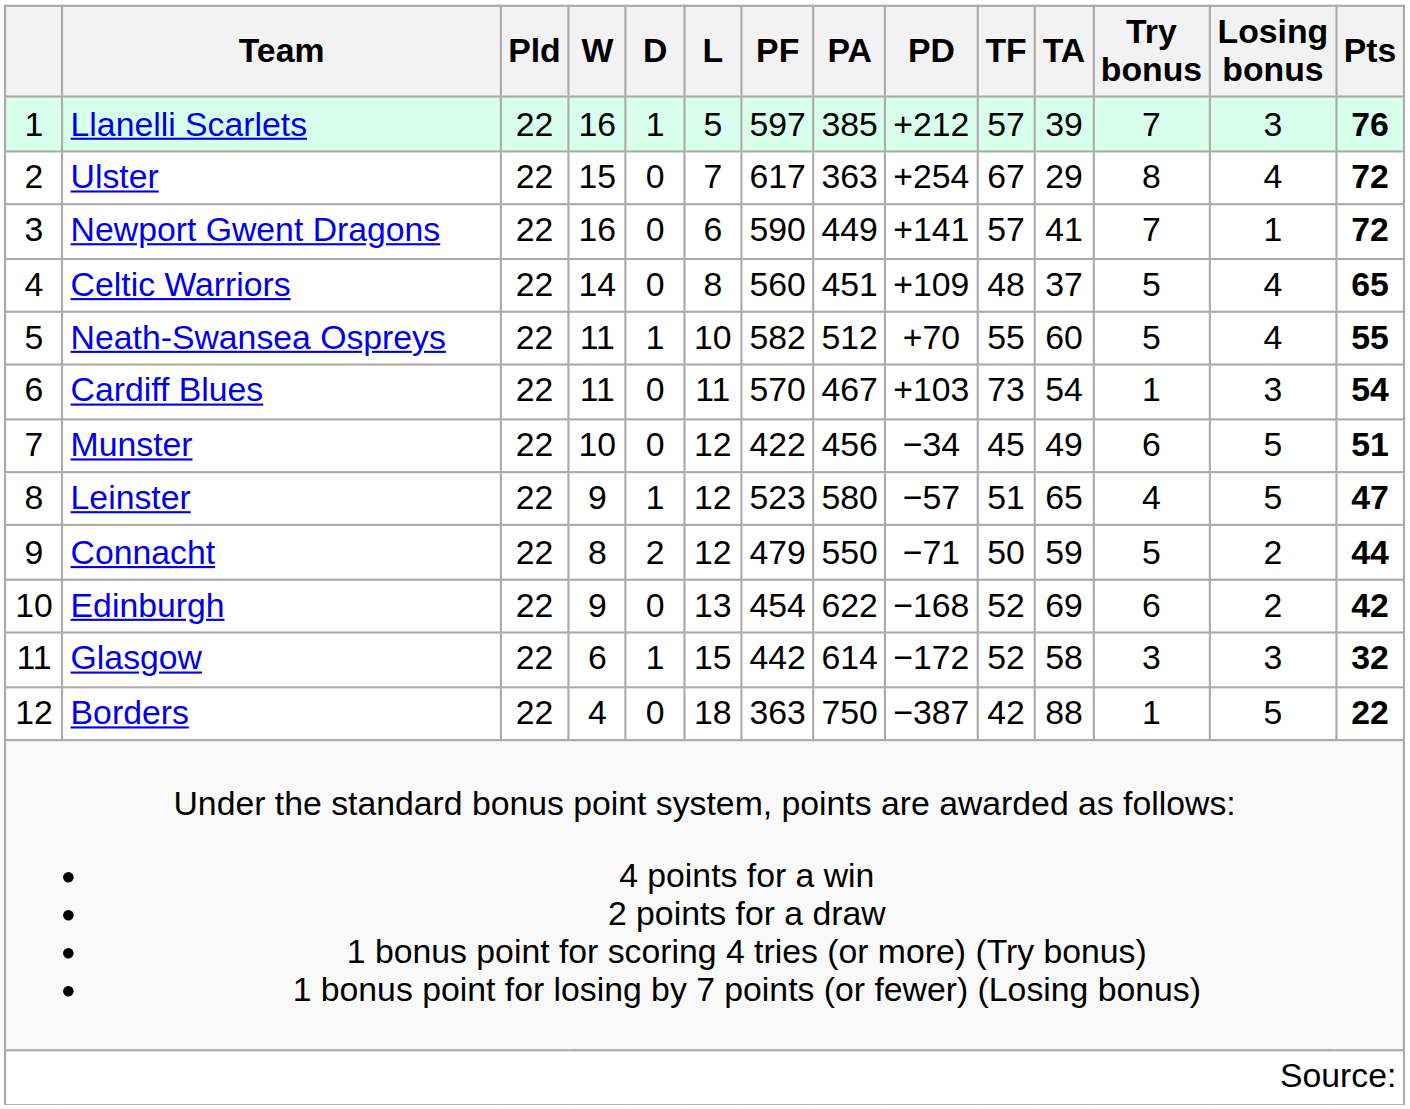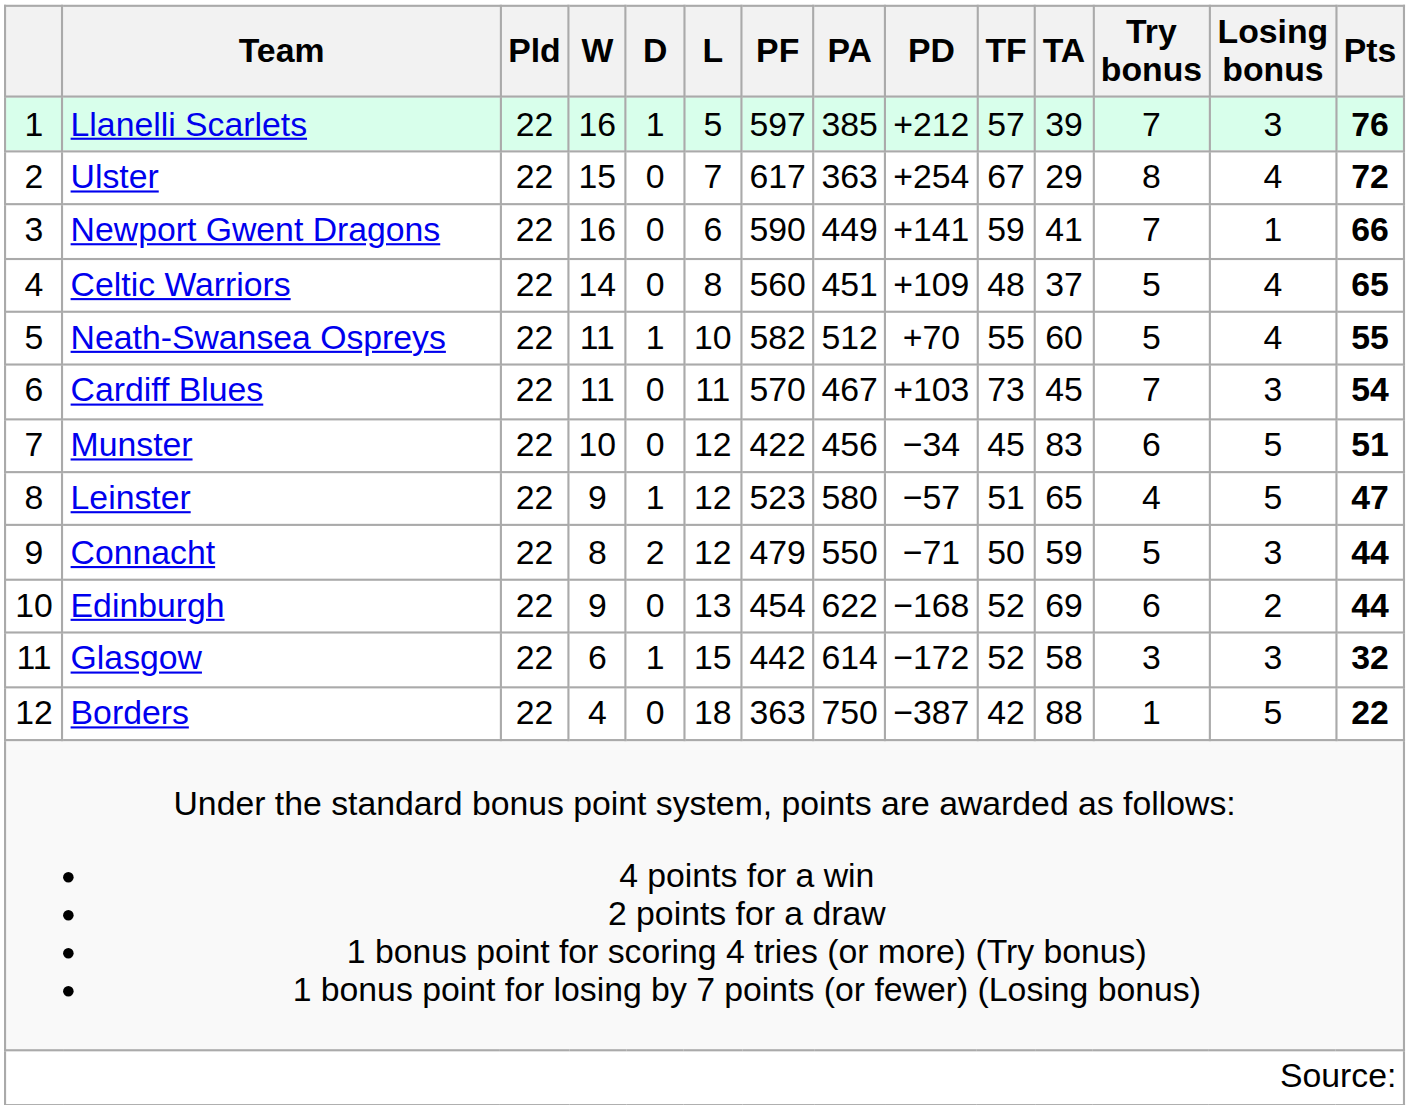(1006, 230) 57 -> (1006, 230) 59
(1370, 230) 72 -> (1370, 230) 66
(1064, 391) 54 -> (1064, 391) 45
(1151, 391) 1 -> (1151, 391) 7
(1064, 444) 49 -> (1064, 444) 83
(1273, 551) 2 -> (1273, 551) 3
(1370, 605) 42 -> (1370, 605) 44
